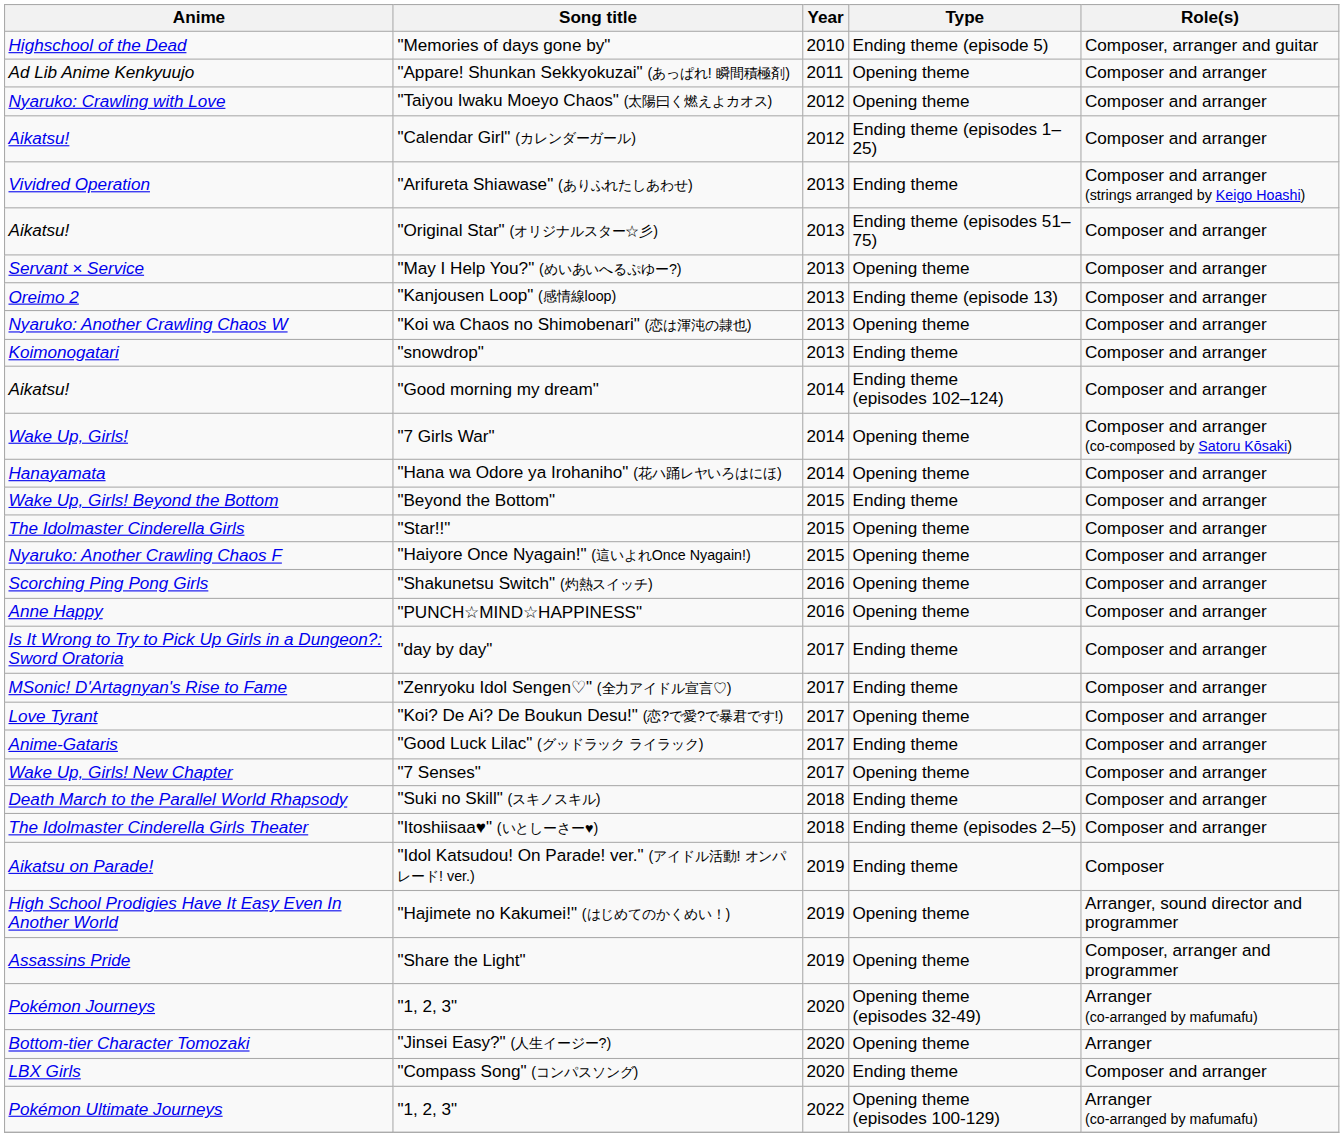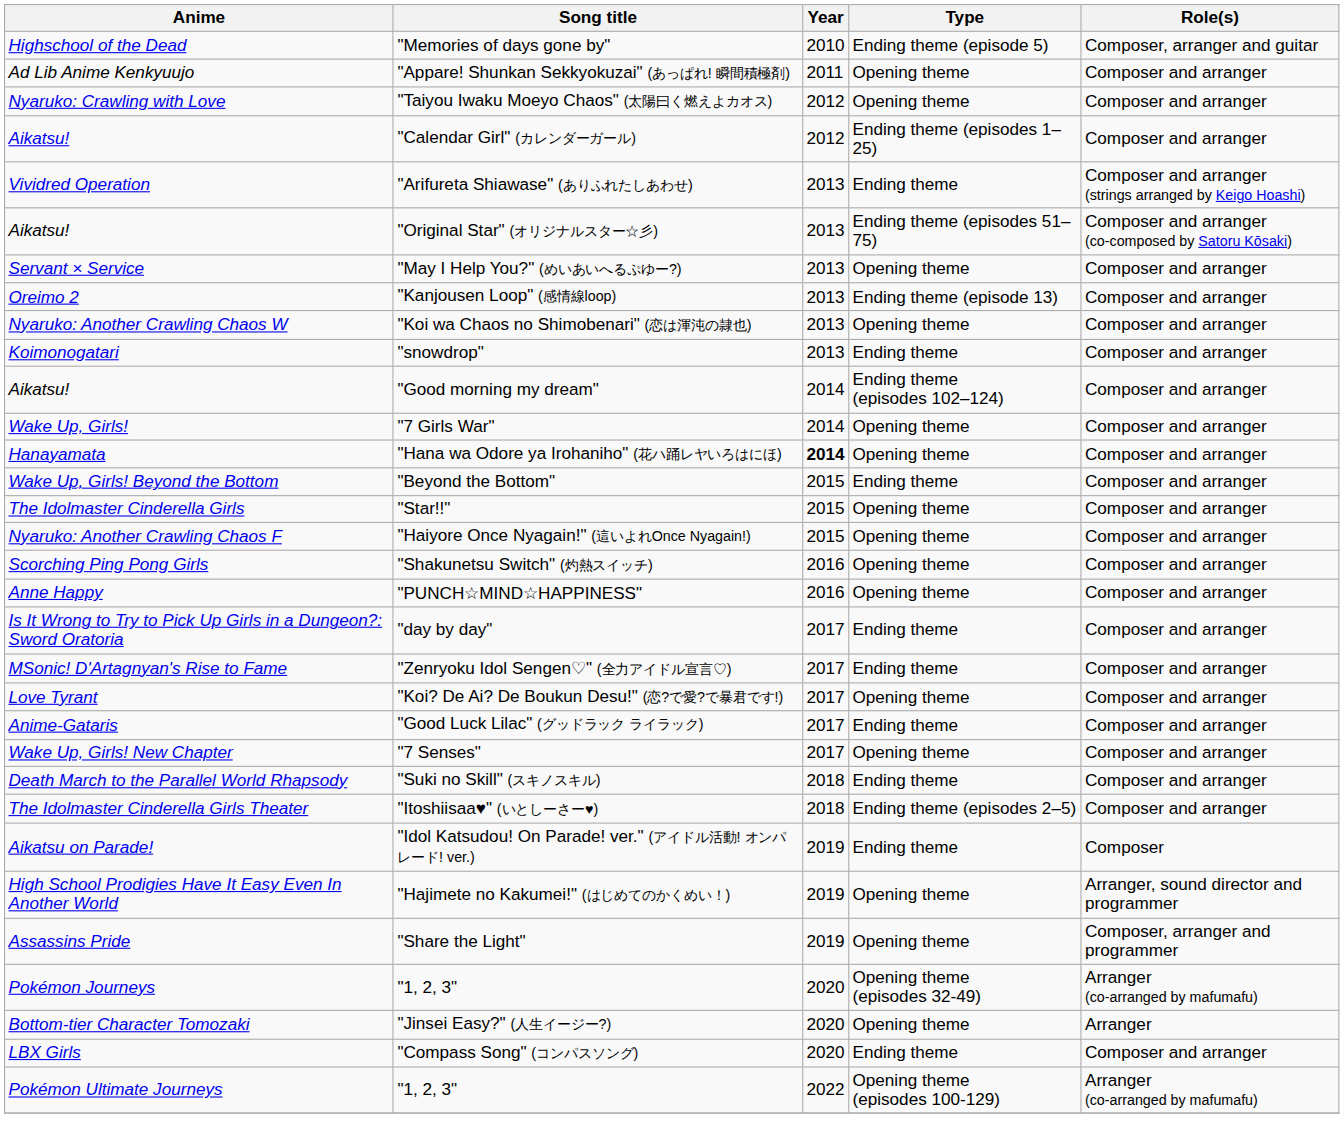(1176, 231) Composer and arranger -> (1188, 231) Composer and arranger (co-composed by Satoru Kōsaki)
(1188, 435) Composer and arranger (co-composed by Satoru Kōsaki) -> (1176, 426) Composer and arranger
(826, 473) normal -> (826, 453) bold
